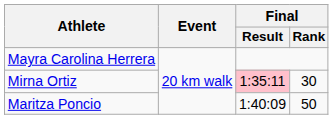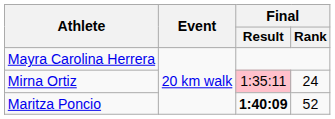(309, 82) 30 -> (310, 82) 24
(262, 104) normal -> (263, 104) bold
(309, 104) 50 -> (310, 104) 52
